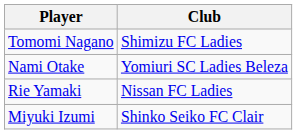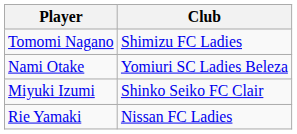rows swapped: (45, 91) <-> (51, 116)
